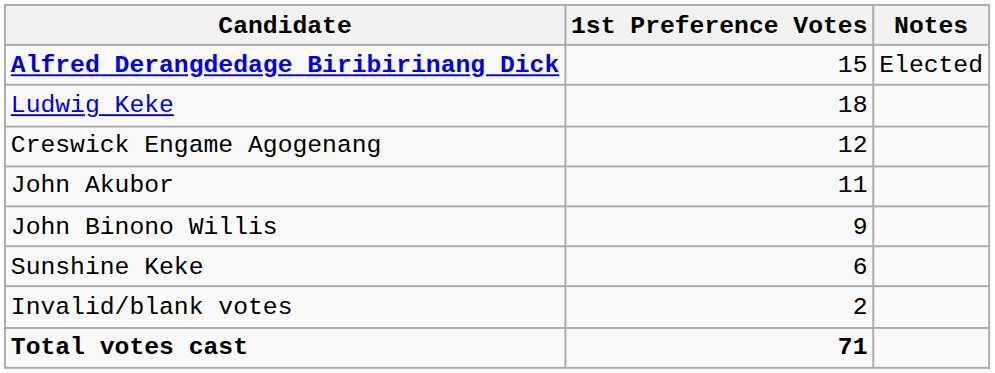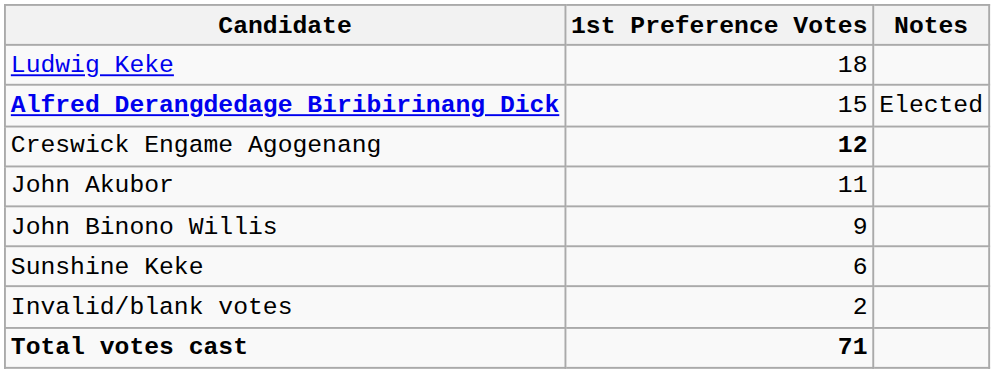rows swapped: (92, 106) <-> (285, 65)
(853, 146) normal -> (853, 146) bold
